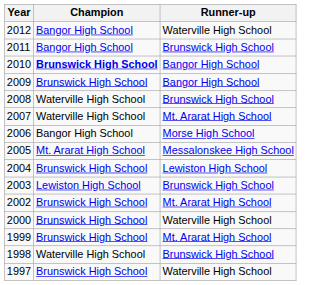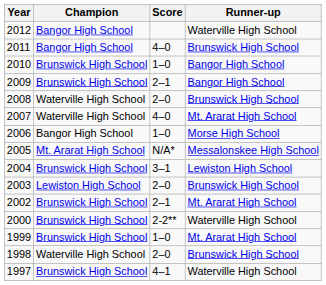+ column: (167, 13)
(97, 64) bold -> (92, 64) normal
